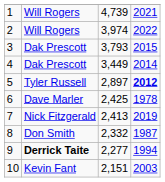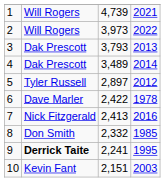(115, 30) 3,974 -> (115, 30) 3,973
(145, 47) 2015 -> (145, 47) 2013
(115, 64) 3,449 -> (115, 64) 3,489
(145, 82) bold -> (145, 82) normal
(115, 99) 2,425 -> (115, 99) 2,422
(145, 116) 2019 -> (145, 116) 2016
(145, 133) 1987 -> (145, 133) 1985
(115, 151) 2,277 -> (115, 151) 2,241
(145, 151) 1994 -> (145, 151) 1995
